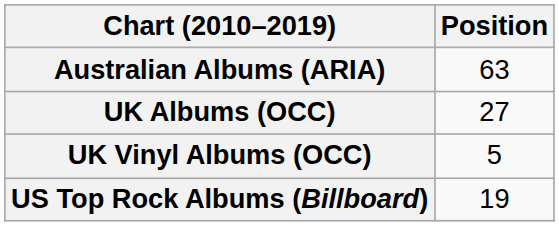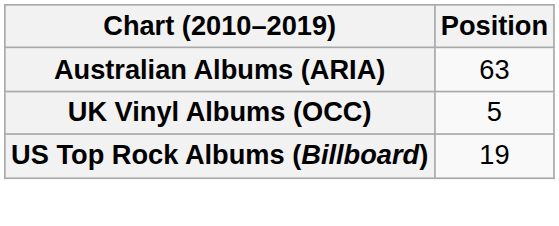- row: (220, 112)
